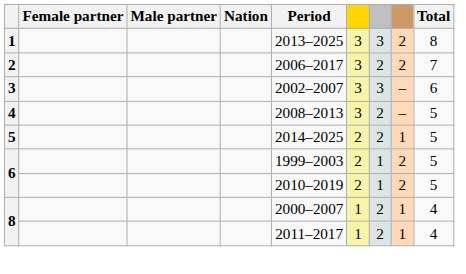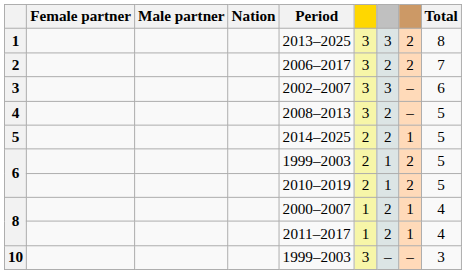+ row: (16, 257)
